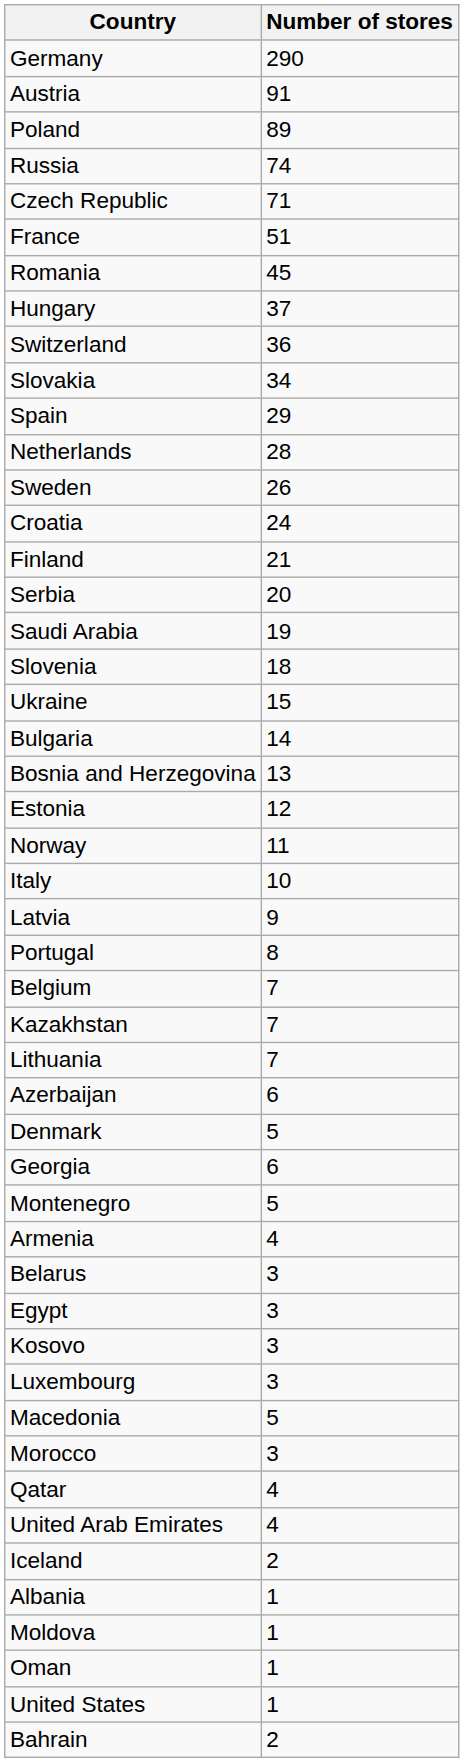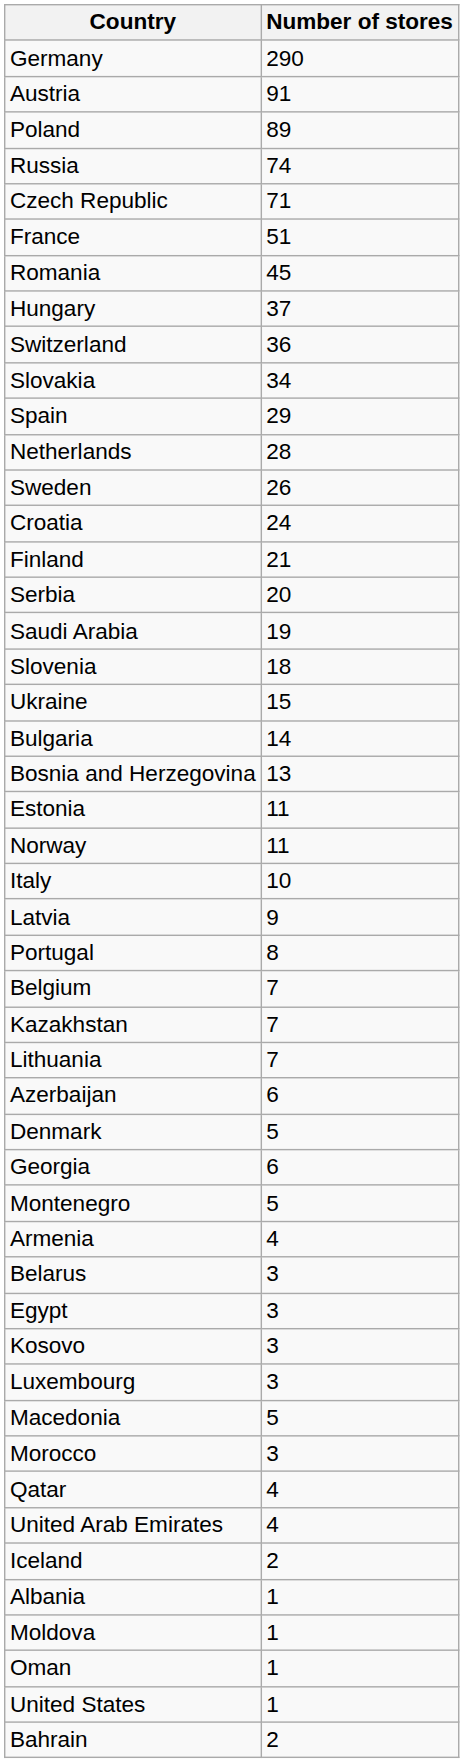(279, 809) 12 -> (278, 809) 11
